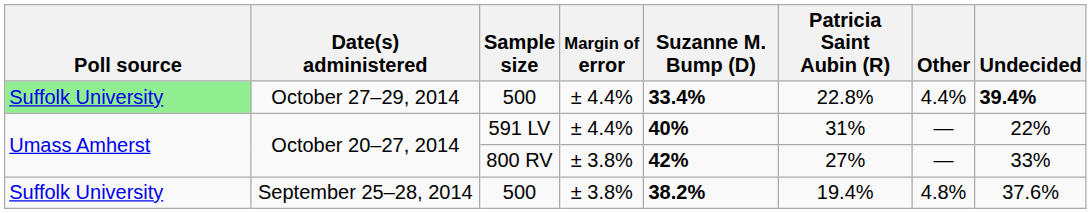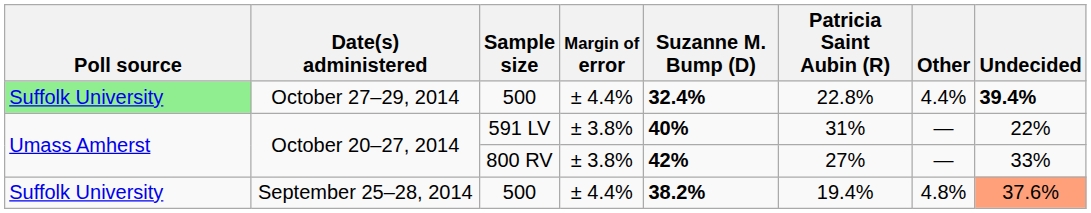(677, 97) 33.4% -> (677, 97) 32.4%
(602, 128) ± 4.4% -> (602, 128) ± 3.8%
(602, 192) ± 3.8% -> (602, 192) ± 4.4%
(1031, 192) no background -> (1031, 192) lightsalmon background
